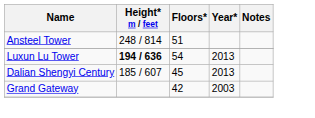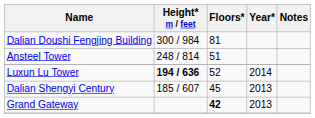+ row: (79, 40)
(177, 56) 54 -> (215, 72) 52
(223, 56) 2013 -> (261, 72) 2014
(177, 89) normal -> (215, 105) bold
(223, 89) 2003 -> (261, 105) 2013
